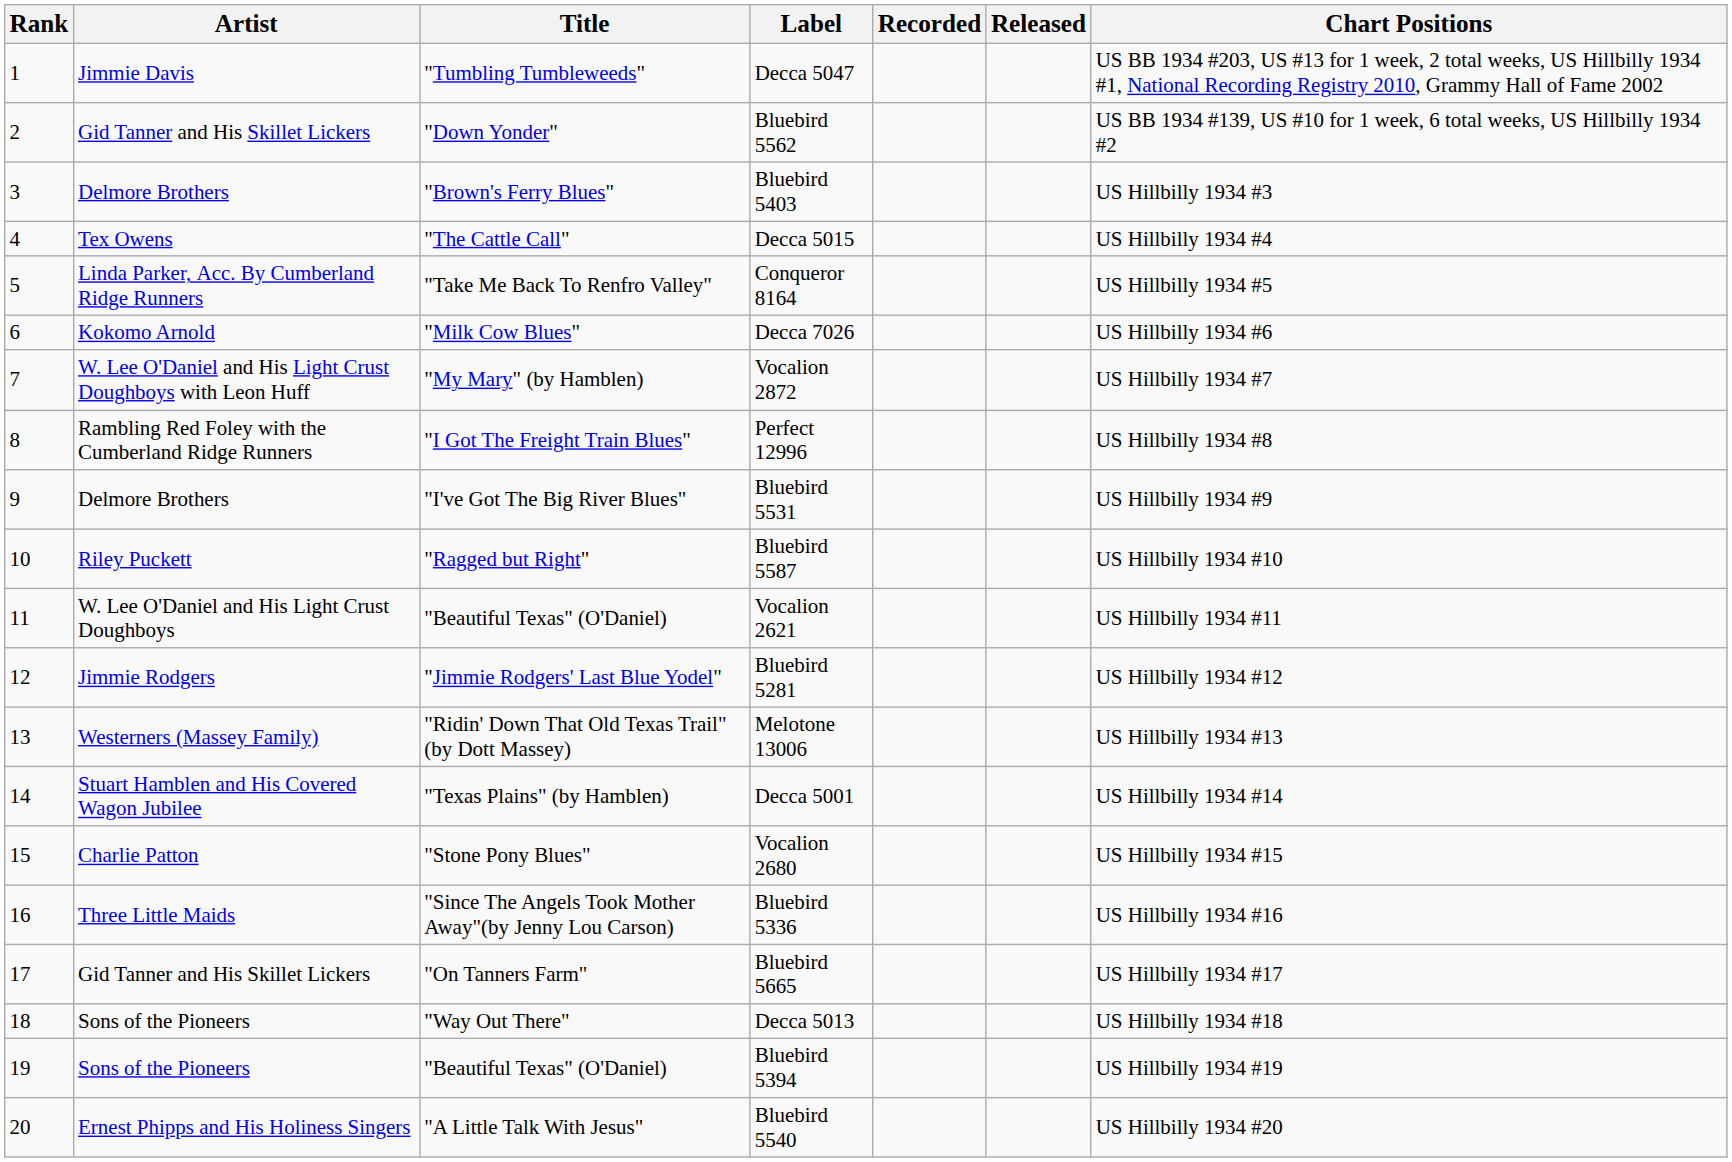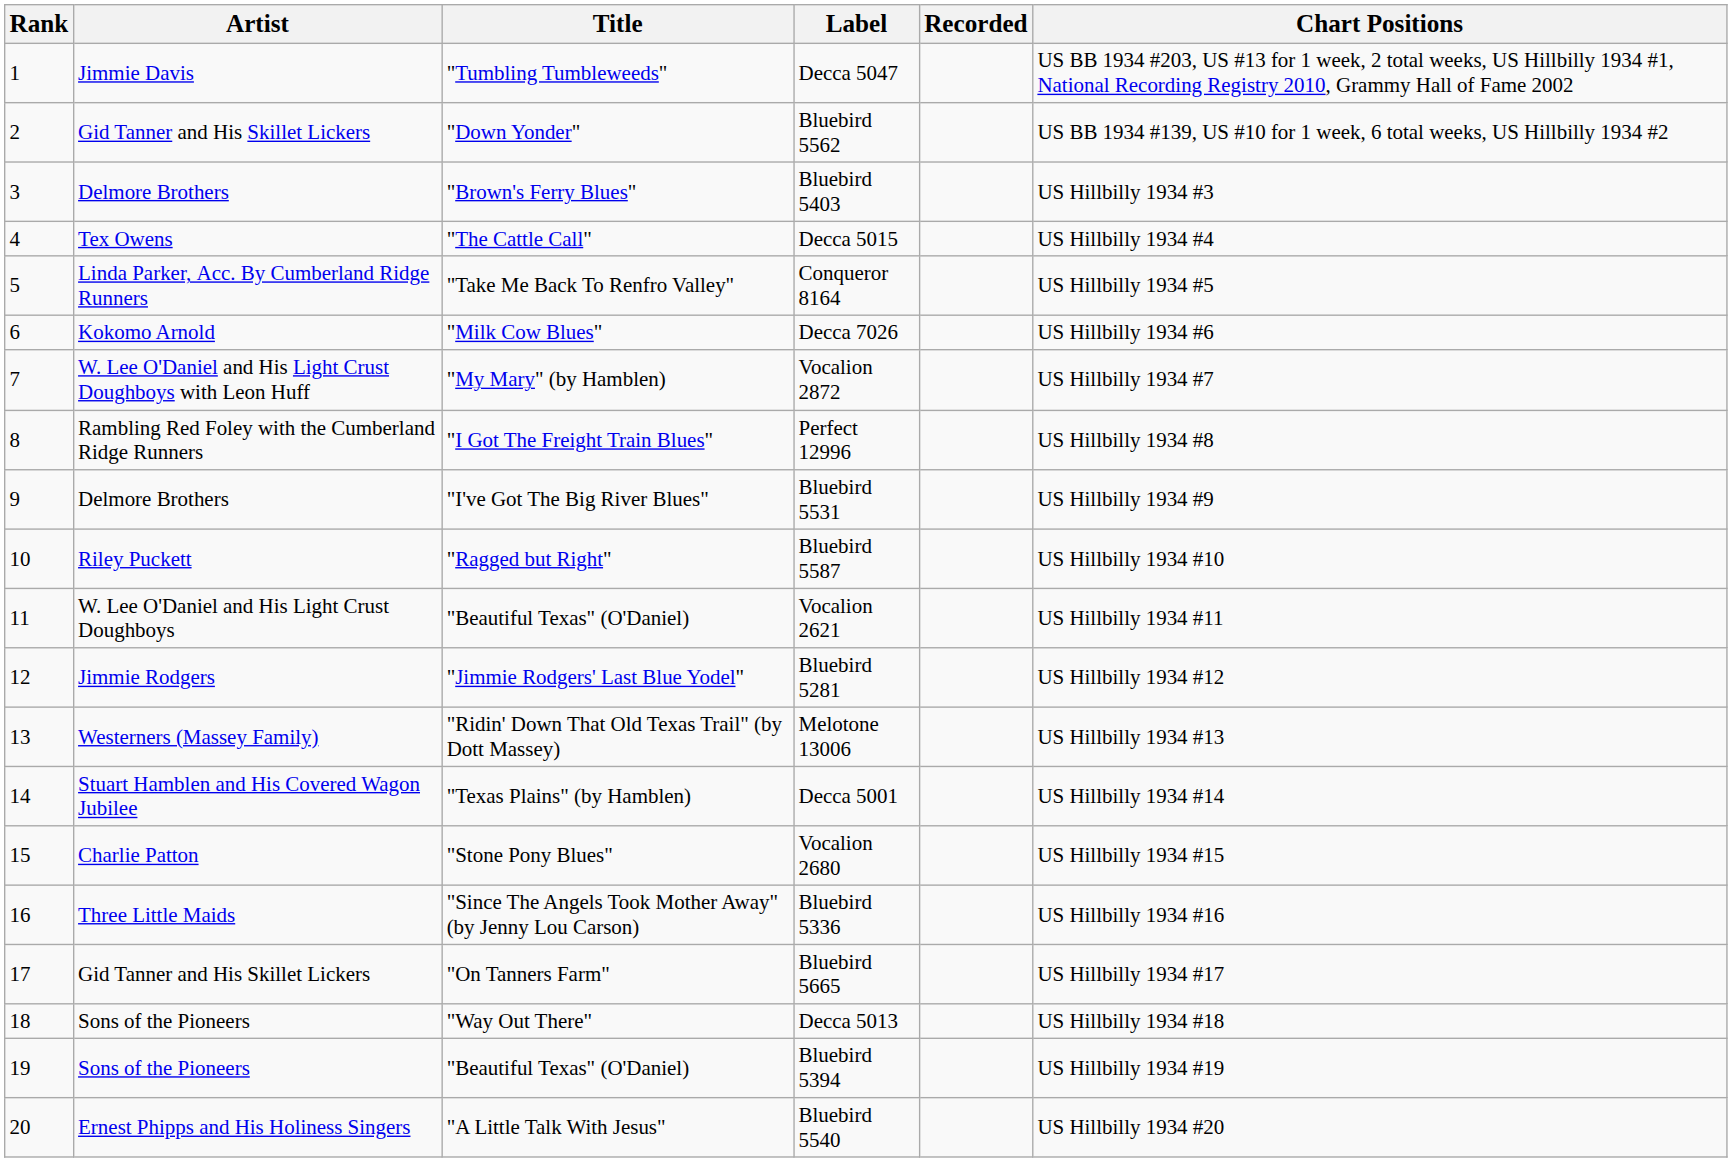- column: (1038, 24)
